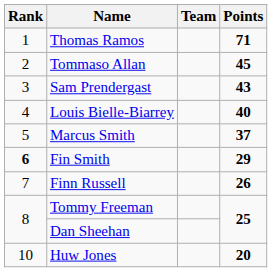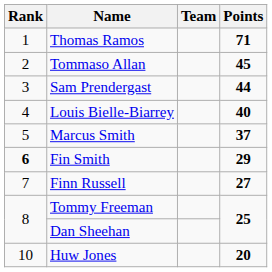(243, 87) 43 -> (243, 87) 44
(243, 183) 26 -> (243, 183) 27
